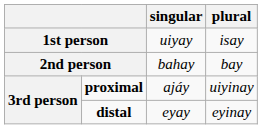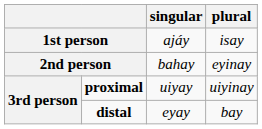(176, 40) uiyay -> (176, 40) ajáy
(232, 64) bay -> (232, 64) eyinay
(176, 87) ajáy -> (176, 87) uiyay
(232, 111) eyinay -> (232, 111) bay
